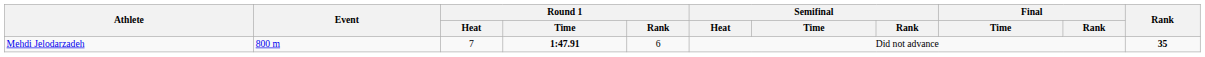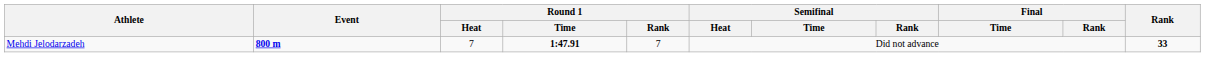(268, 44) normal -> (268, 44) bold
(658, 44) 6 -> (658, 44) 7
(1163, 44) 35 -> (1163, 44) 33
